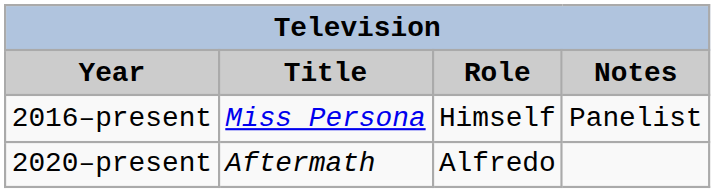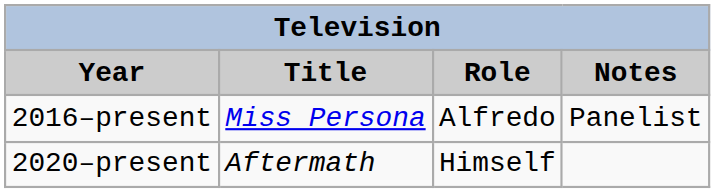(497, 118) Himself -> (497, 118) Alfredo
(497, 164) Alfredo -> (497, 164) Himself
